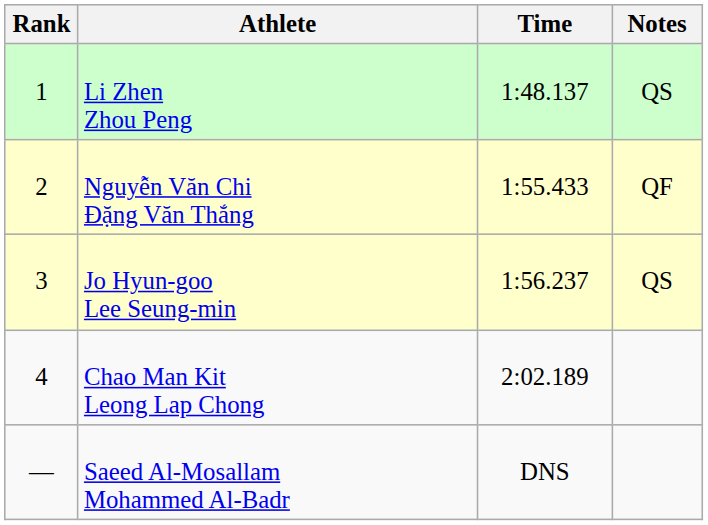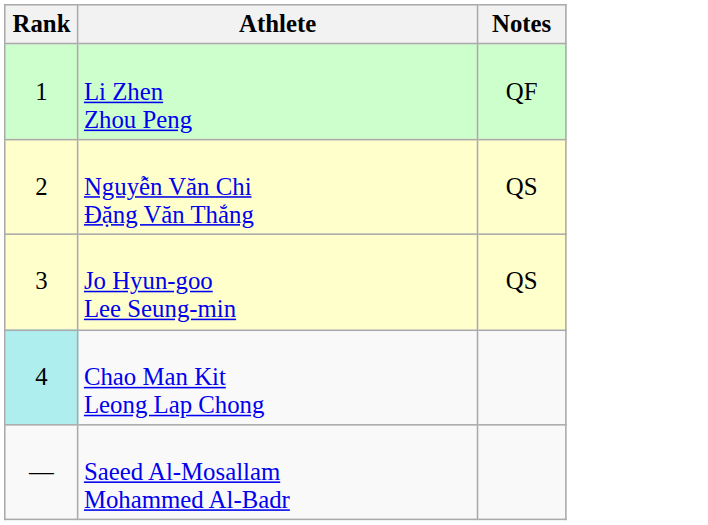- column: (545, 24)
(657, 91) QS -> (522, 91) QF
(657, 186) QF -> (522, 186) QS
(41, 376) no background -> (41, 376) paleturquoise background
